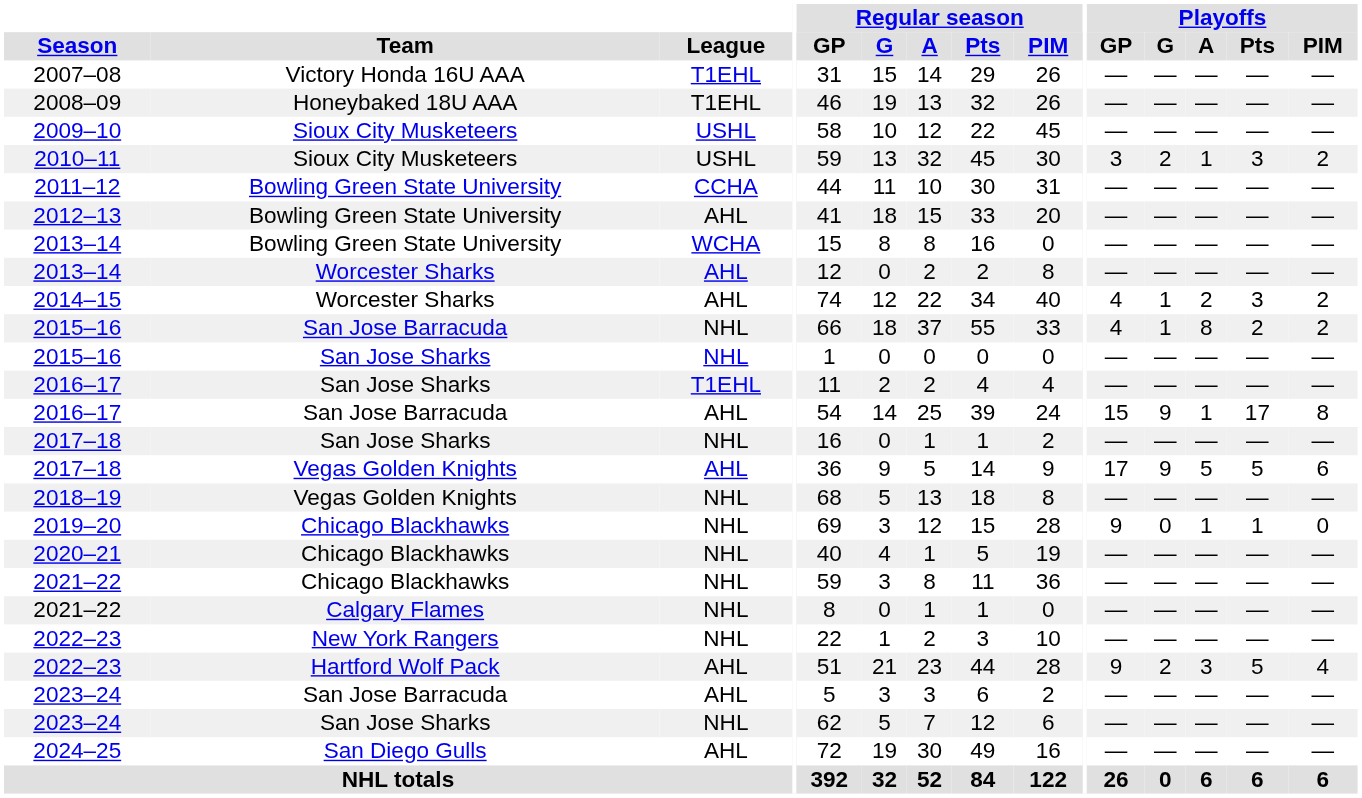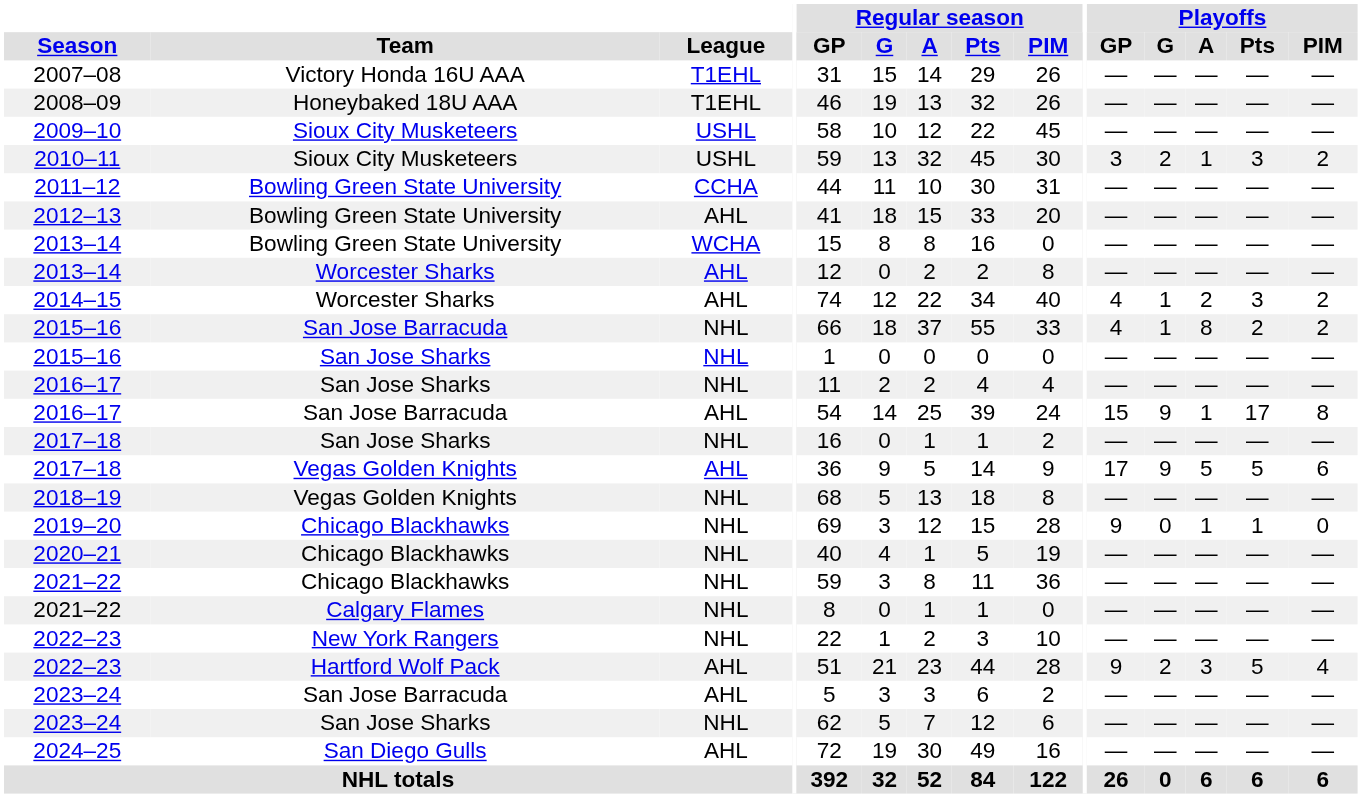(726, 384) T1EHL -> (726, 384) NHL
